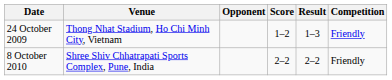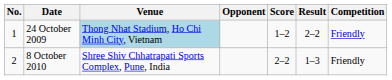+ column: (14, 12)
(138, 34) no background -> (142, 34) lightblue background
(312, 34) 1–3 -> (312, 34) 2–2
(312, 61) 2–2 -> (312, 61) 1–3
